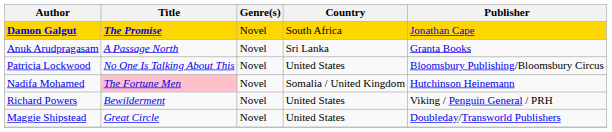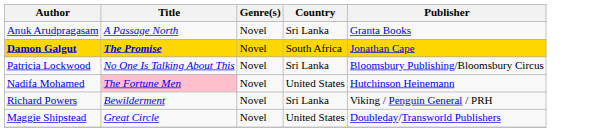rows swapped: (42, 30) <-> (53, 48)
(315, 65) United States -> (307, 65) Sri Lanka
(345, 83) Somalia / United Kingdom -> (315, 83) United States
(315, 100) United States -> (307, 100) Sri Lanka
